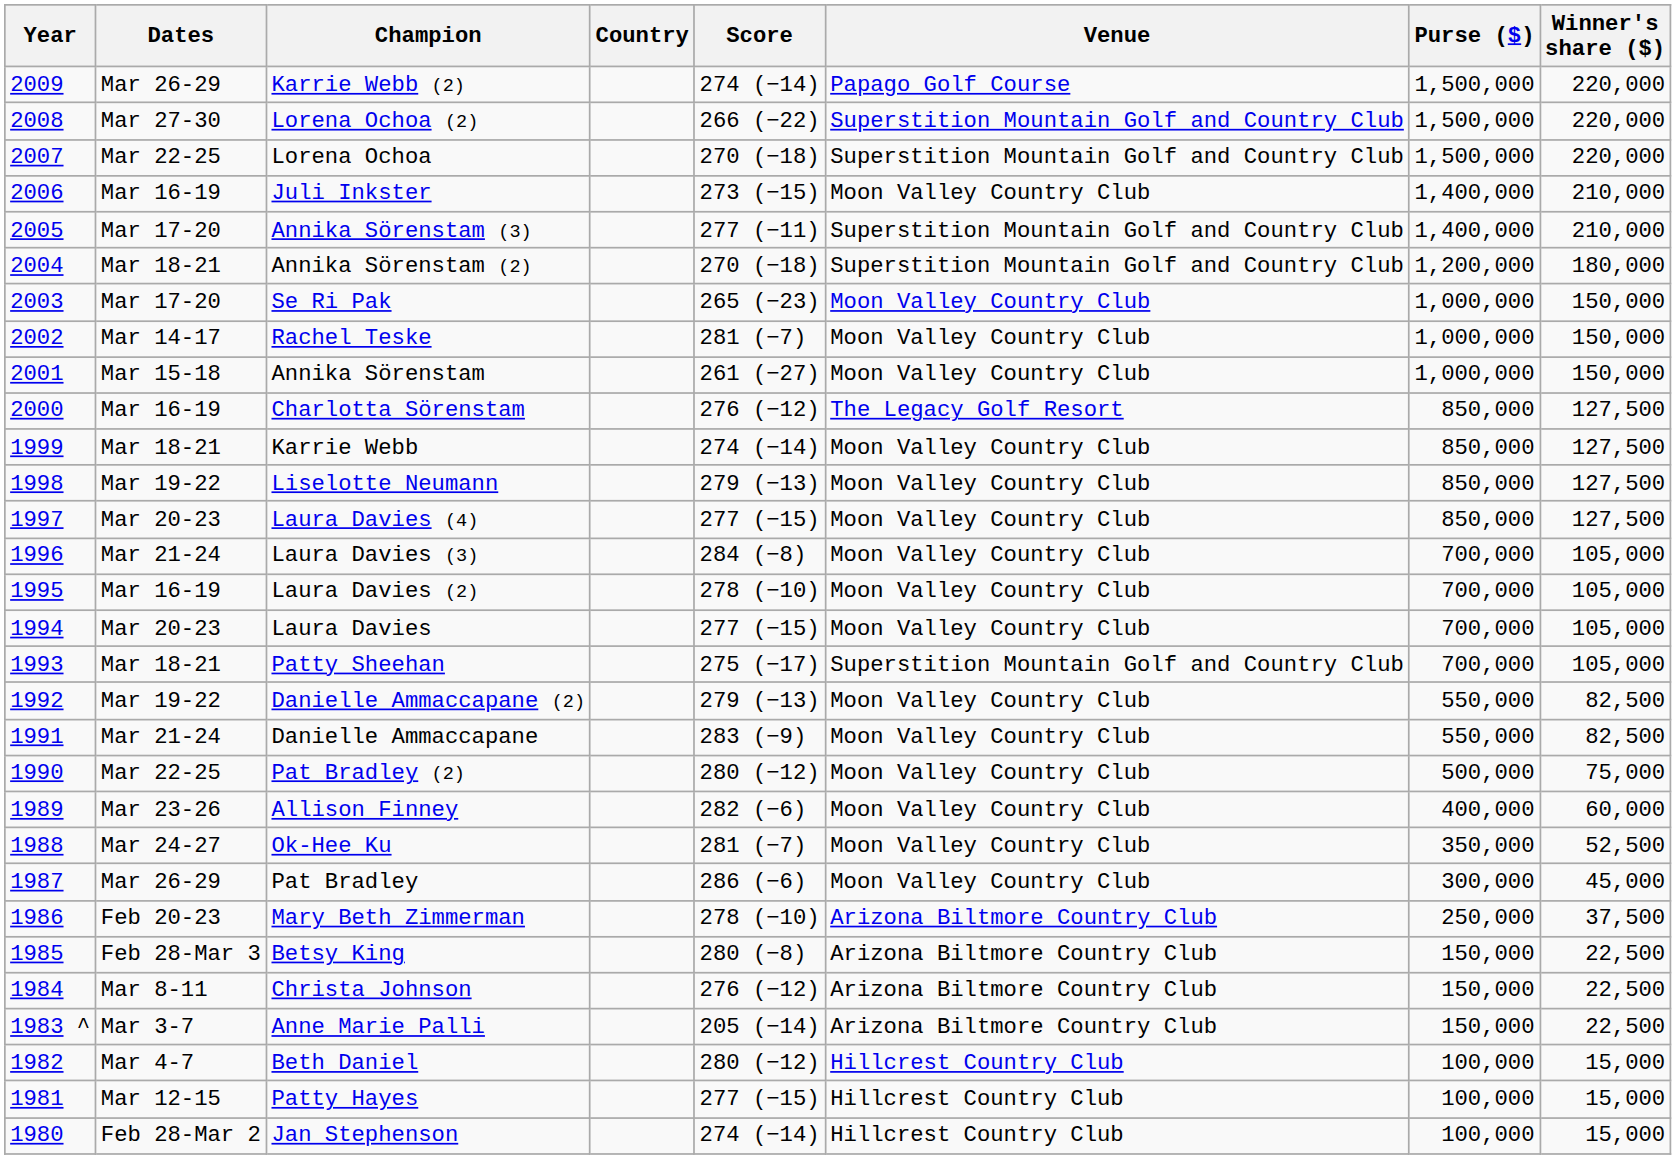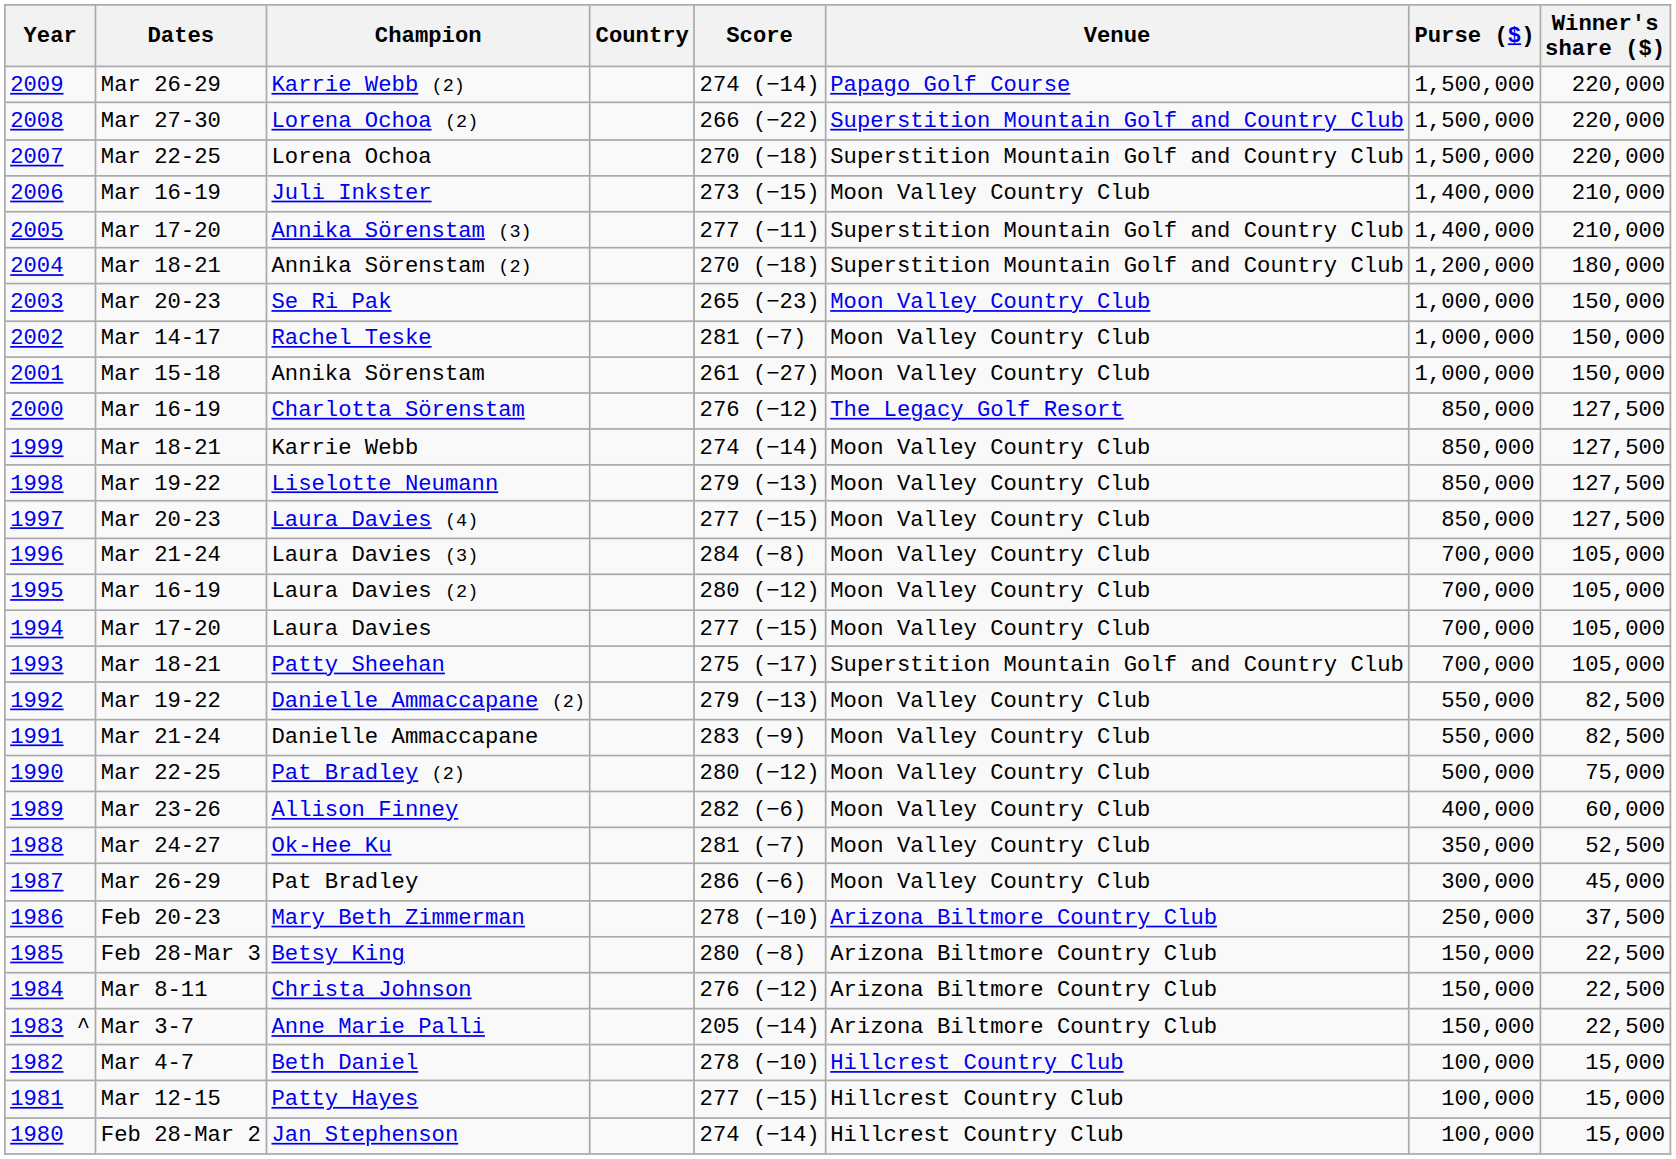(161, 302) Mar 17-20 -> (161, 302) Mar 20-23
(760, 592) 278 (−10) -> (760, 592) 280 (−12)
(161, 628) Mar 20-23 -> (161, 628) Mar 17-20
(760, 1063) 280 (−12) -> (760, 1063) 278 (−10)
